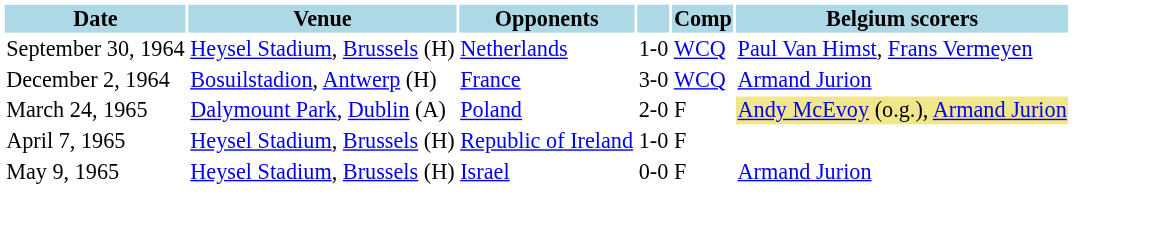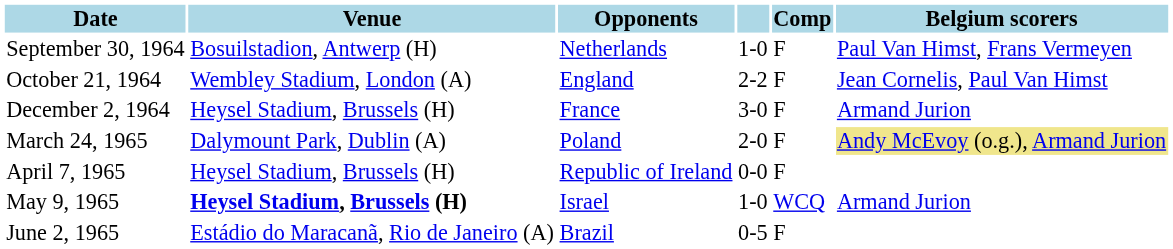(322, 49) Heysel Stadium, Brussels (H) -> (313, 49) Bosuilstadion, Antwerp (H)
(700, 49) WCQ -> (779, 49) F
+ row: (84, 79)
(313, 79) Bosuilstadion, Antwerp (H) -> (322, 110) Heysel Stadium, Brussels (H)
(700, 79) WCQ -> (779, 110) F
(654, 140) 1-0 -> (753, 171) 0-0
(322, 171) normal -> (329, 201) bold
(654, 171) 0-0 -> (753, 201) 1-0
(680, 171) F -> (799, 201) WCQ
+ row: (63, 232)
